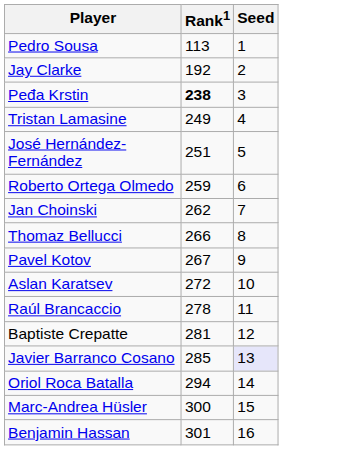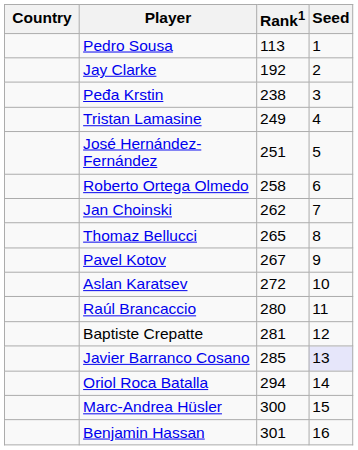+ column: (42, 18)
(198, 94) bold -> (273, 94) normal
(198, 186) 259 -> (273, 186) 258
(198, 235) 266 -> (273, 235) 265
(198, 309) 278 -> (273, 309) 280
